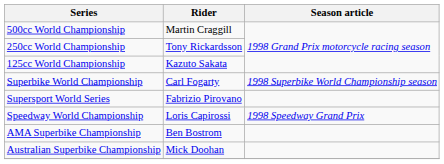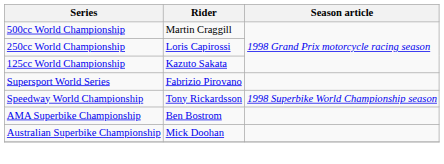(204, 47) Tony Rickardsson -> (198, 47) Loris Capirossi
- row: (75, 81)
(198, 115) Loris Capirossi -> (204, 98) Tony Rickardsson
(306, 115) 1998 Speedway Grand Prix -> (342, 98) 1998 Superbike World Championship season
